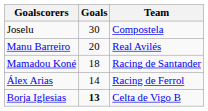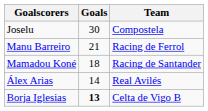(94, 47) 20 -> (94, 47) 21
(137, 47) Real Avilés -> (148, 47) Racing de Ferrol
(148, 81) Racing de Ferrol -> (137, 81) Real Avilés
